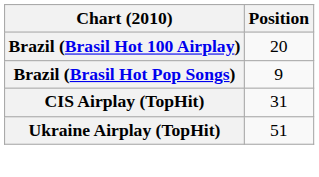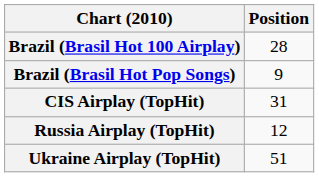(279, 46) 20 -> (279, 46) 28
+ row: (124, 130)
